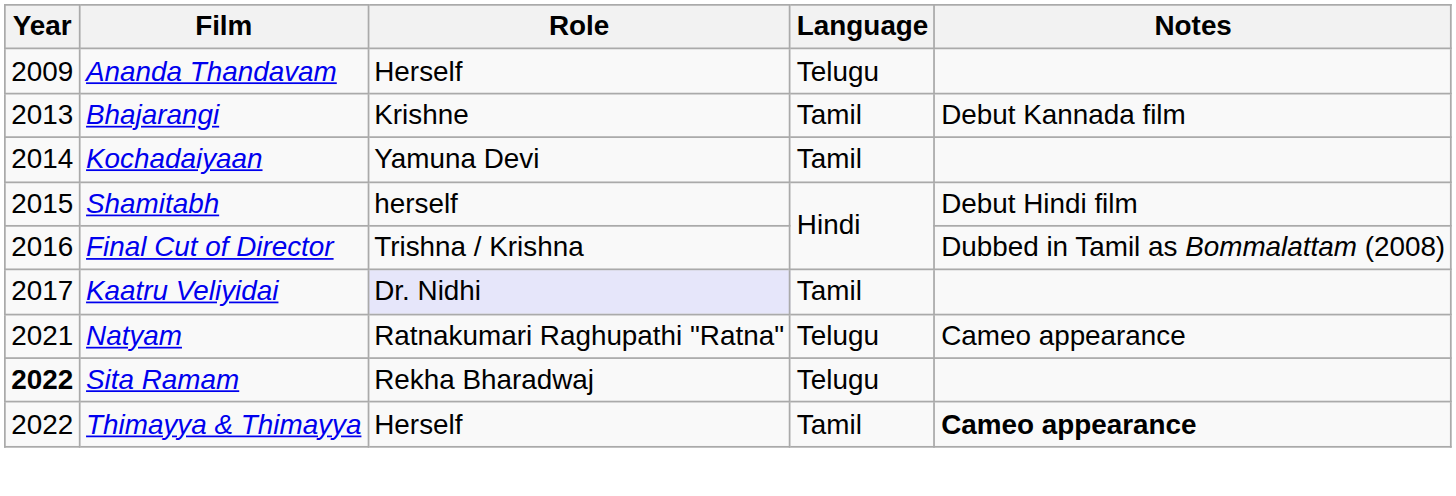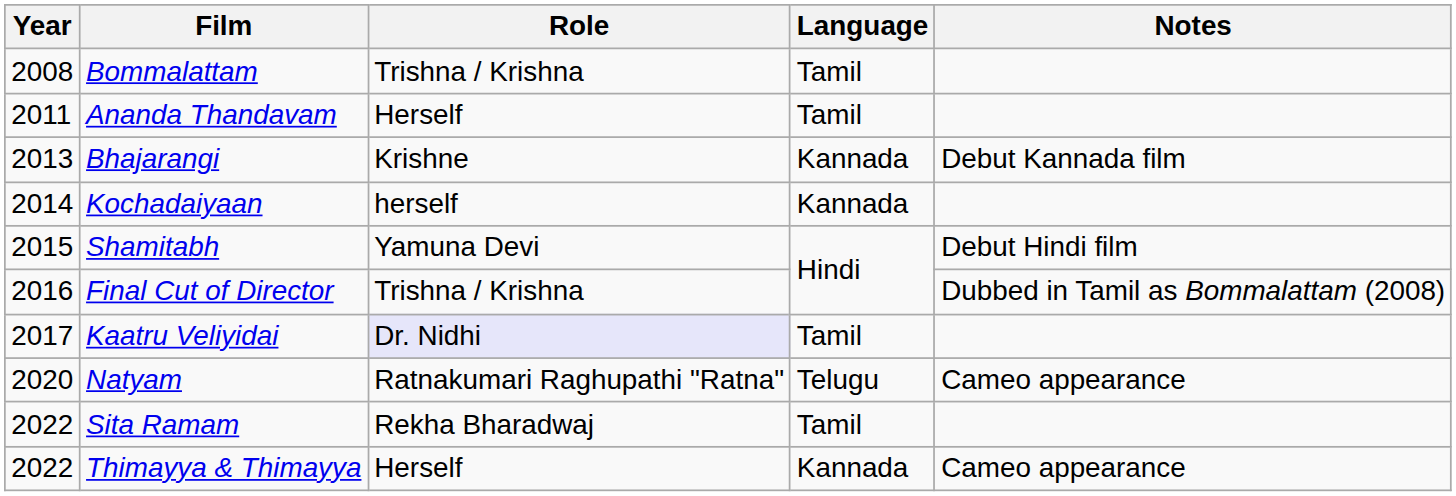+ row: (172, 70)
(42, 70) 2009 -> (41, 114) 2011
(838, 70) Telugu -> (829, 114) Tamil
(829, 114) Tamil -> (853, 159) Kannada
(457, 159) Yamuna Devi -> (416, 203) herself
(829, 159) Tamil -> (853, 203) Kannada
(416, 203) herself -> (457, 247) Yamuna Devi
(42, 335) 2021 -> (42, 379) 2020
(42, 379) bold -> (42, 423) normal
(838, 379) Telugu -> (829, 423) Tamil
(829, 423) Tamil -> (853, 468) Kannada
(1069, 423) bold -> (1063, 468) normal
